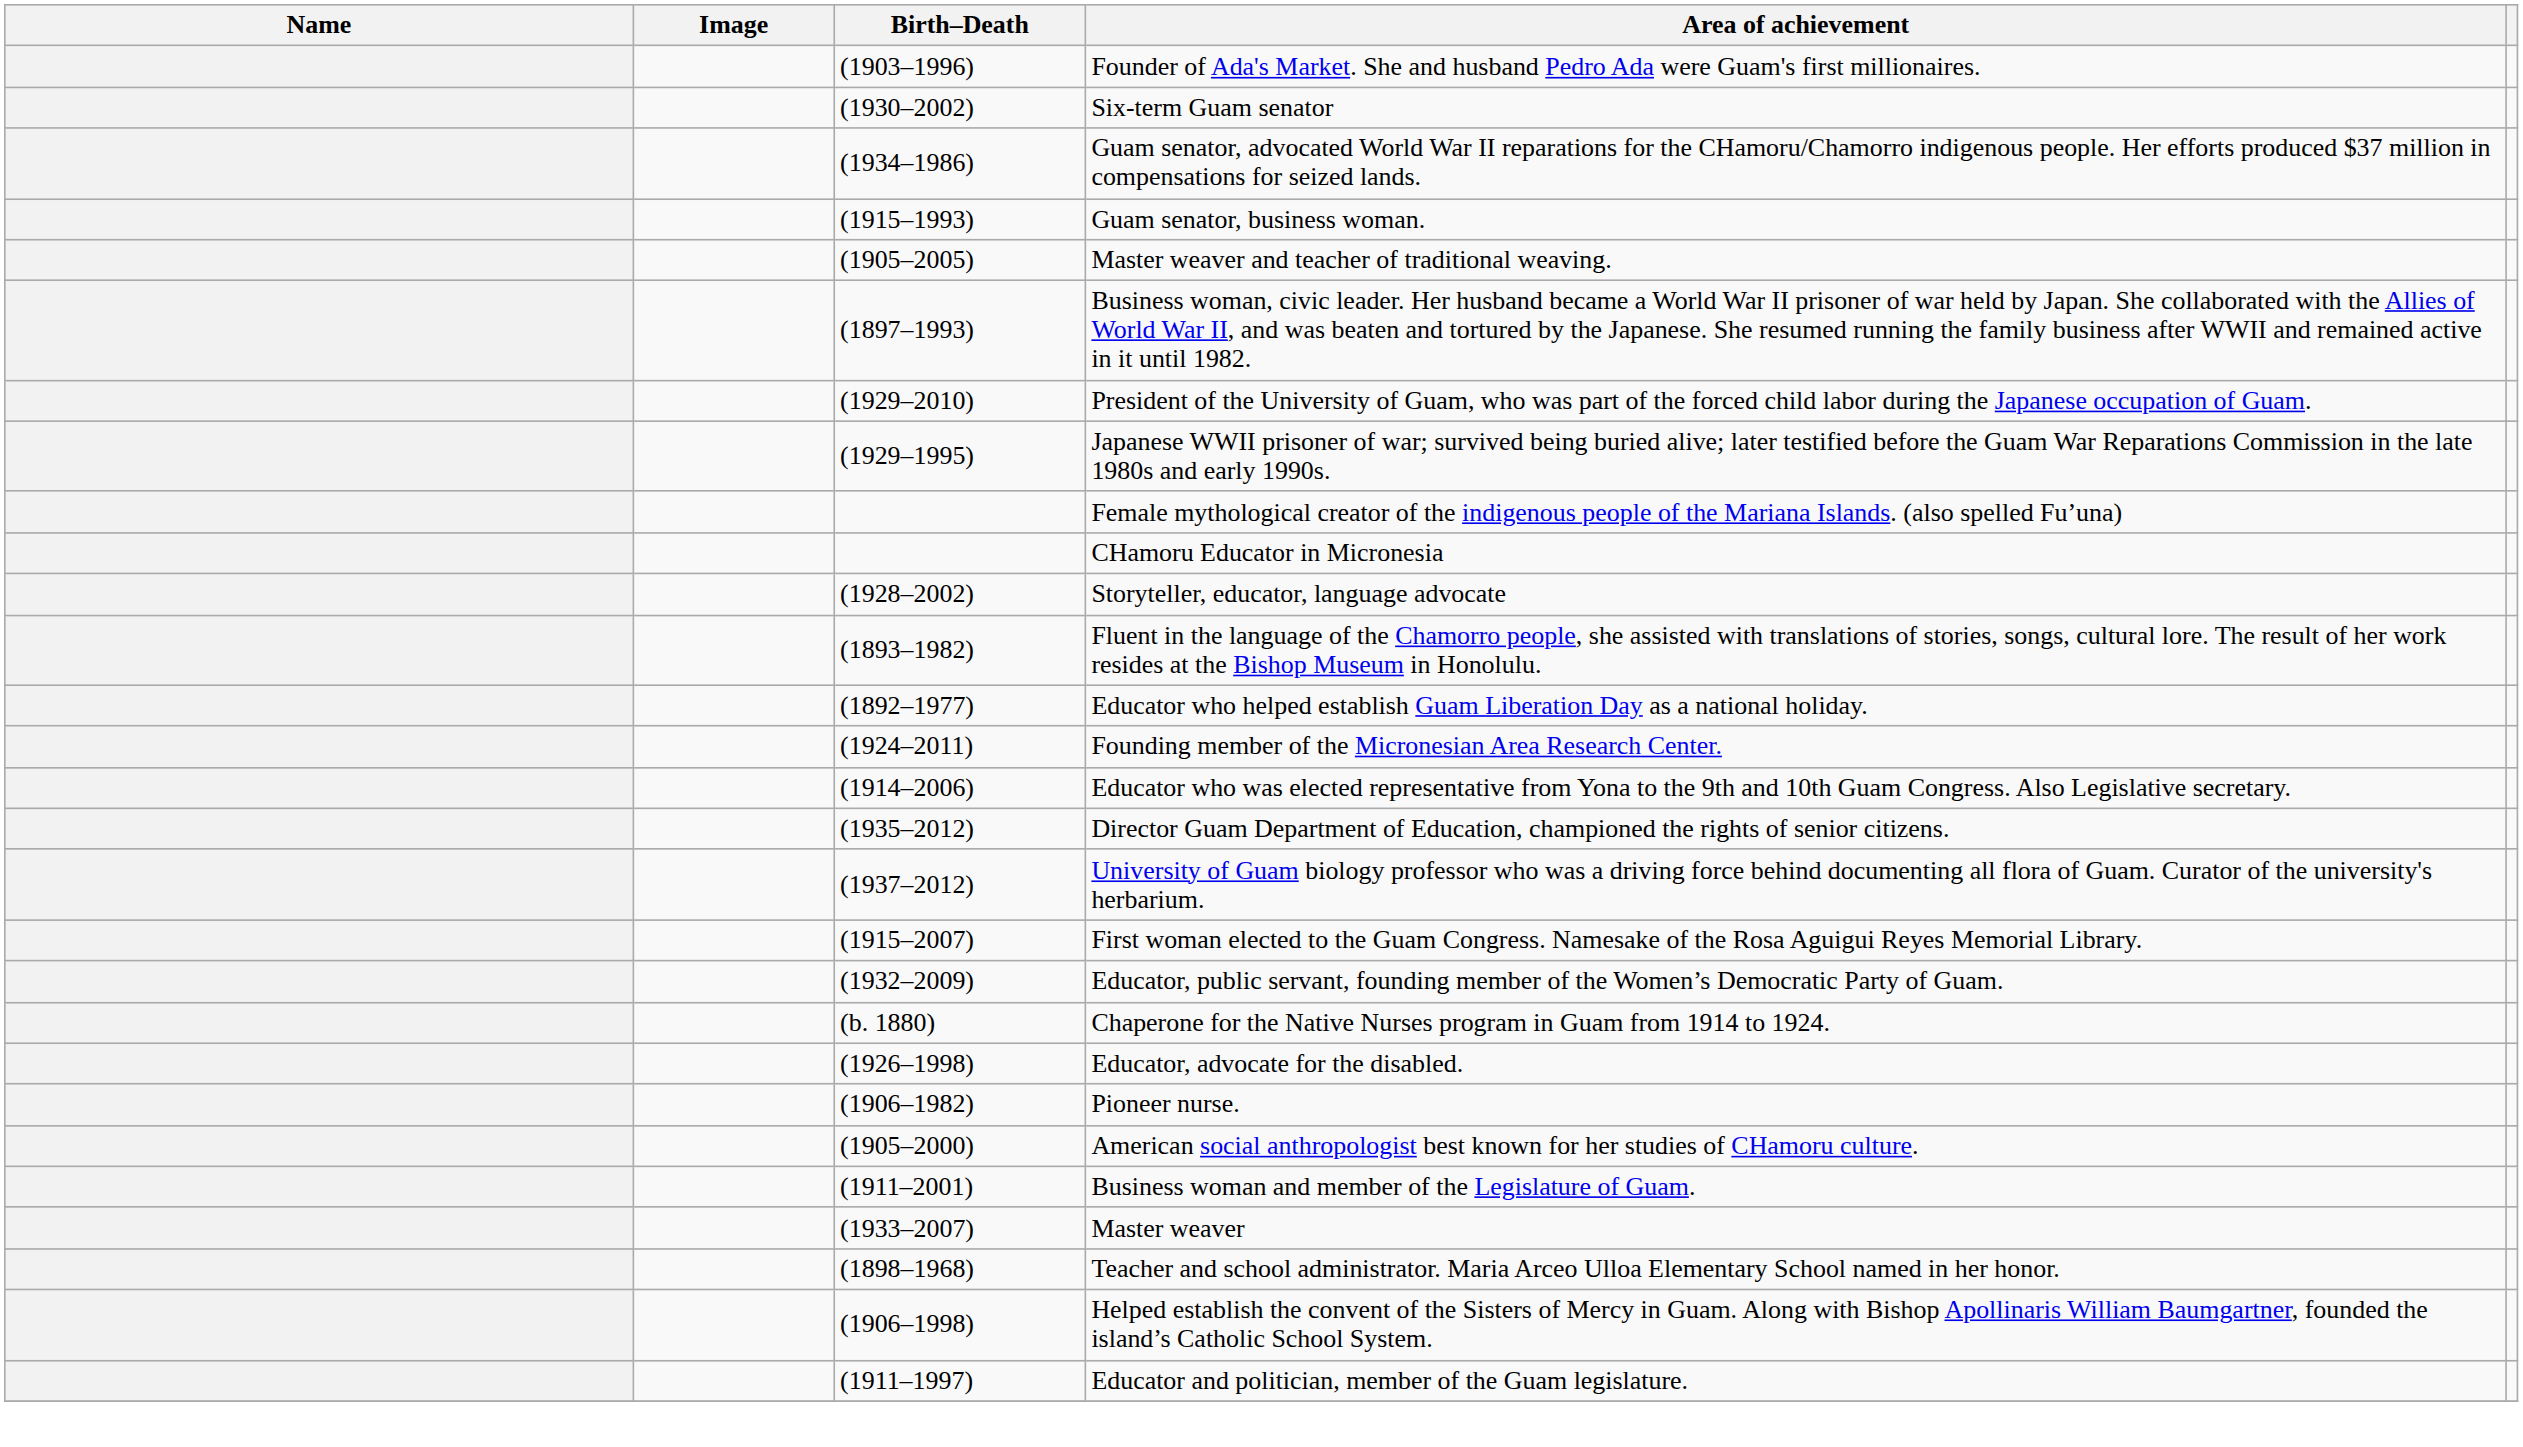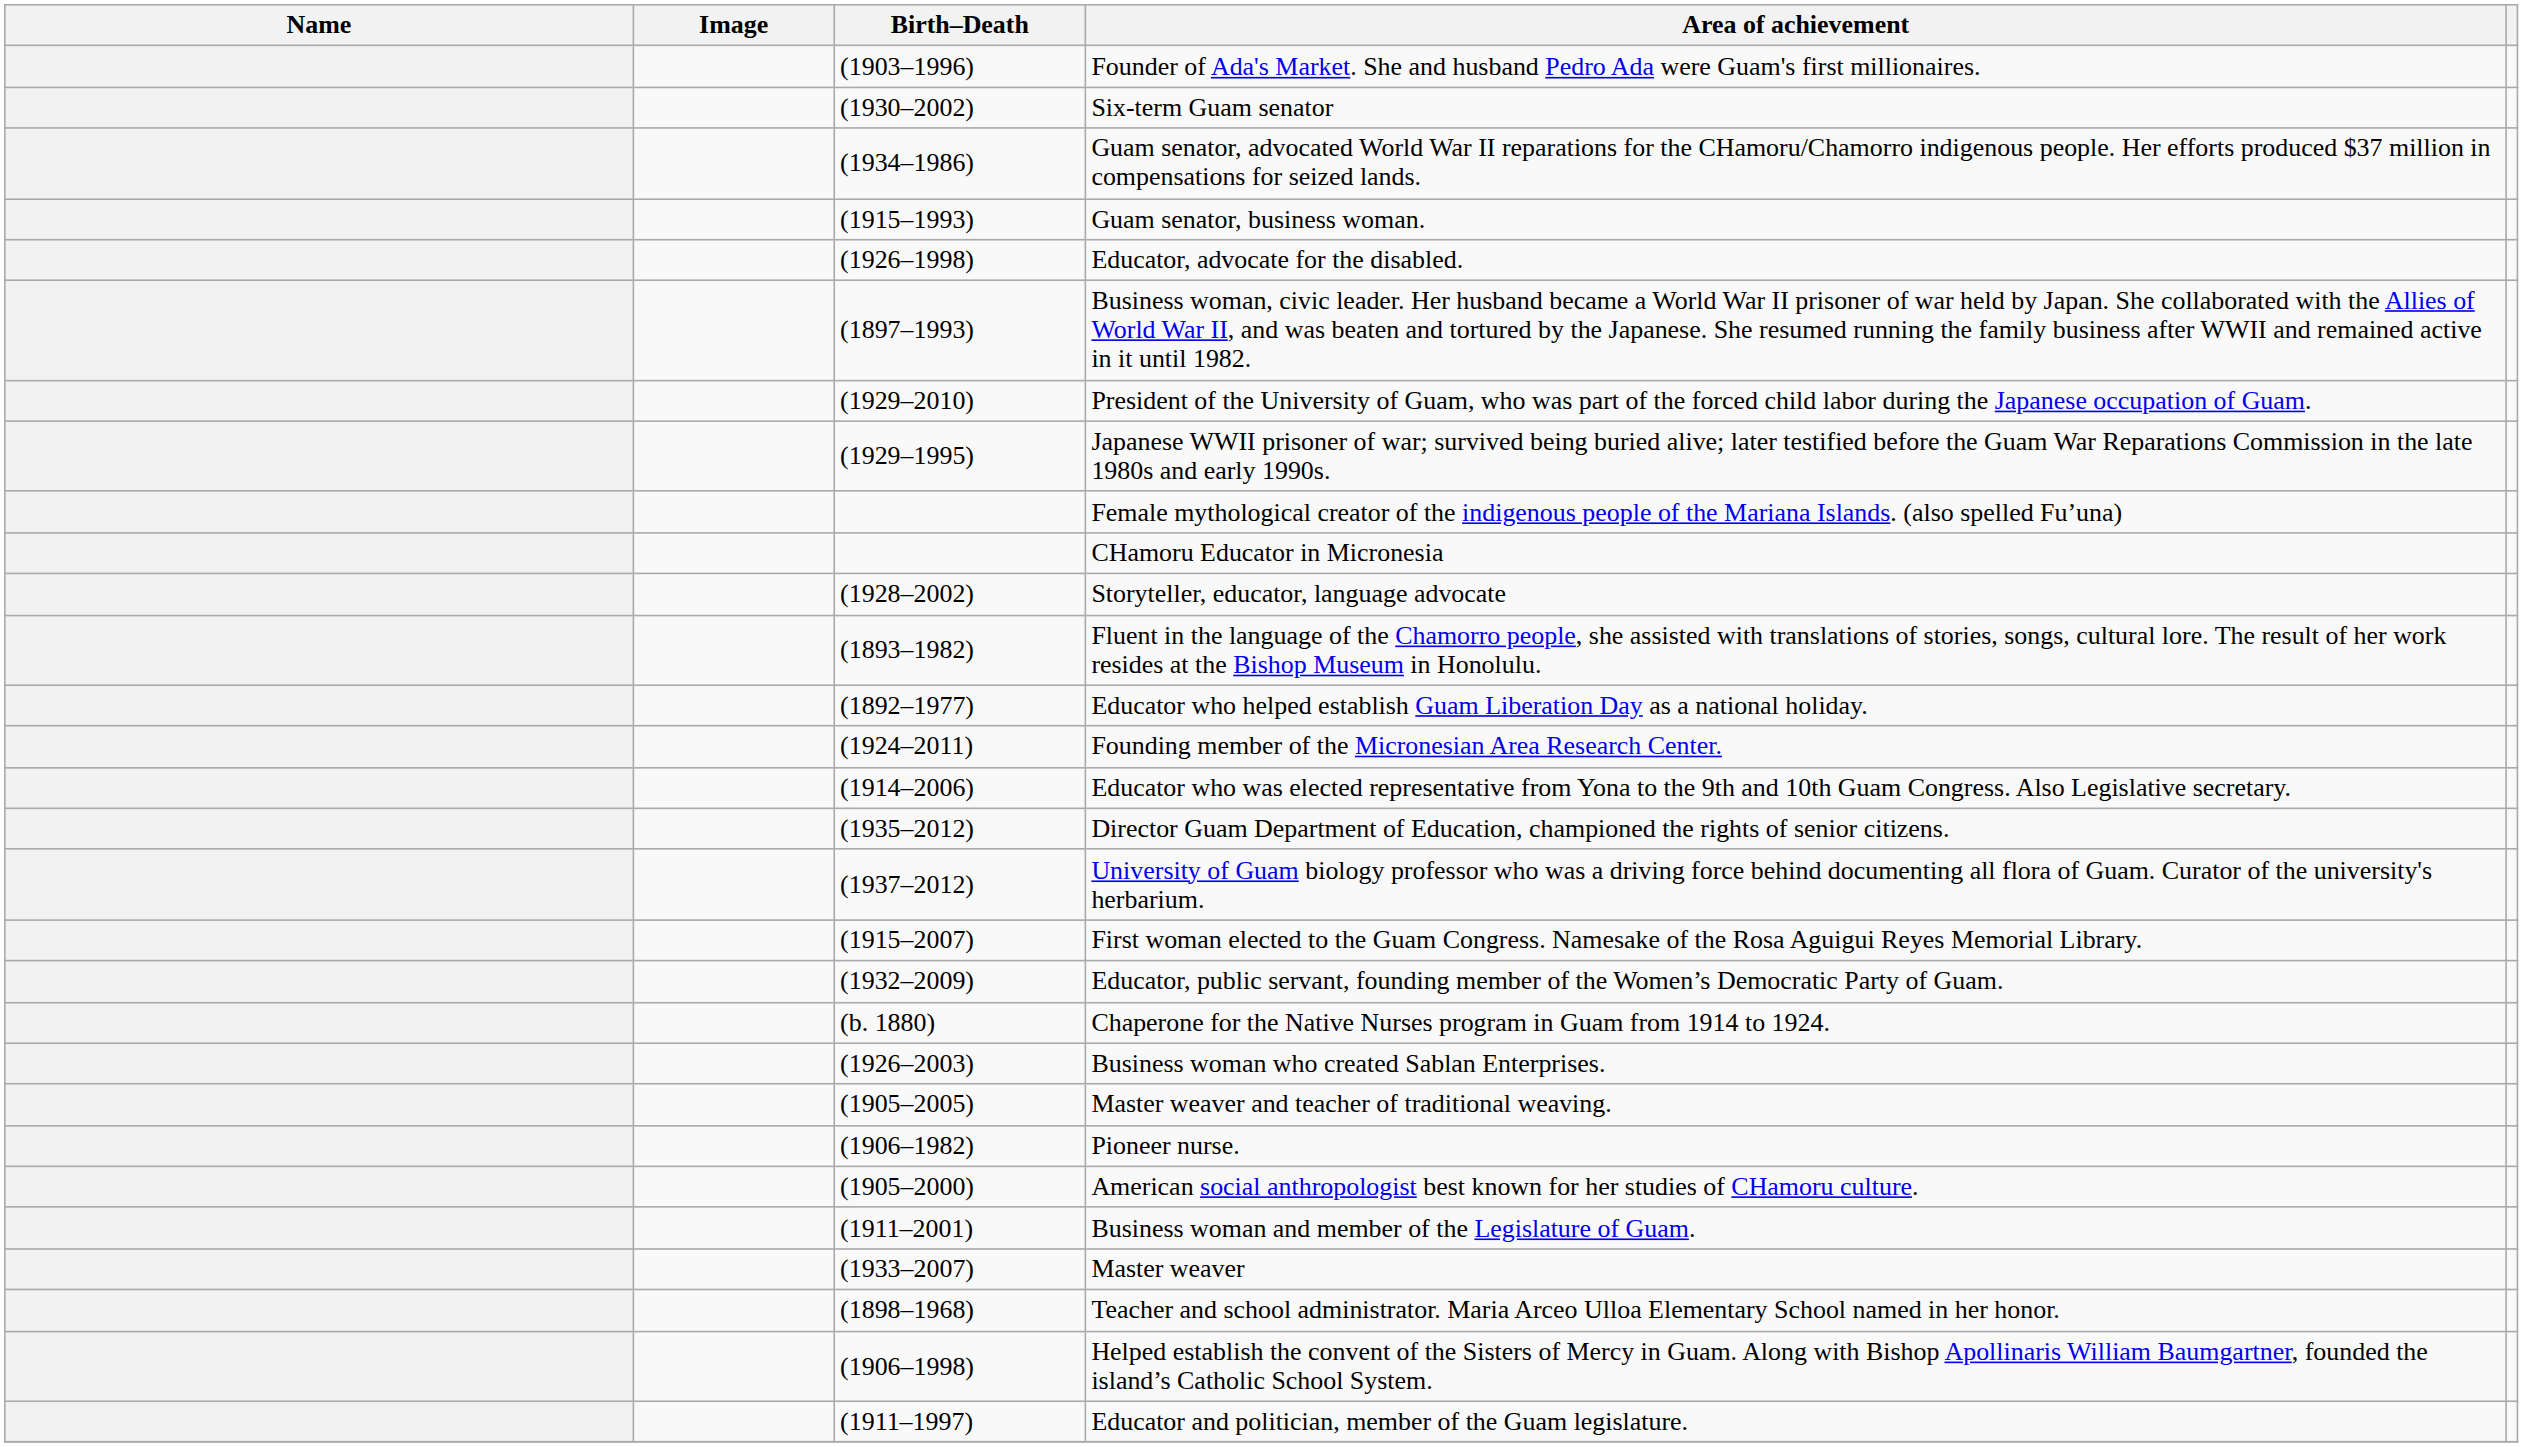rows swapped: (1352, 259) <-> (1277, 1063)
+ row: (1348, 1063)
